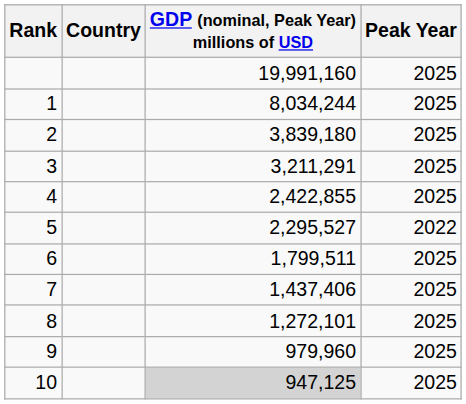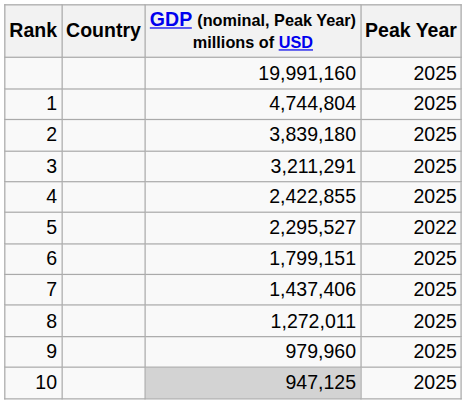(313, 104) 8,034,244 -> (313, 104) 4,744,804
(313, 258) 1,799,511 -> (313, 258) 1,799,151
(313, 320) 1,272,101 -> (313, 320) 1,272,011
